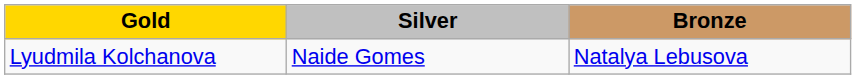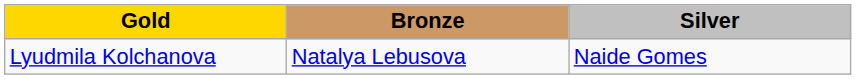columns swapped: (428, 21) <-> (710, 21)
